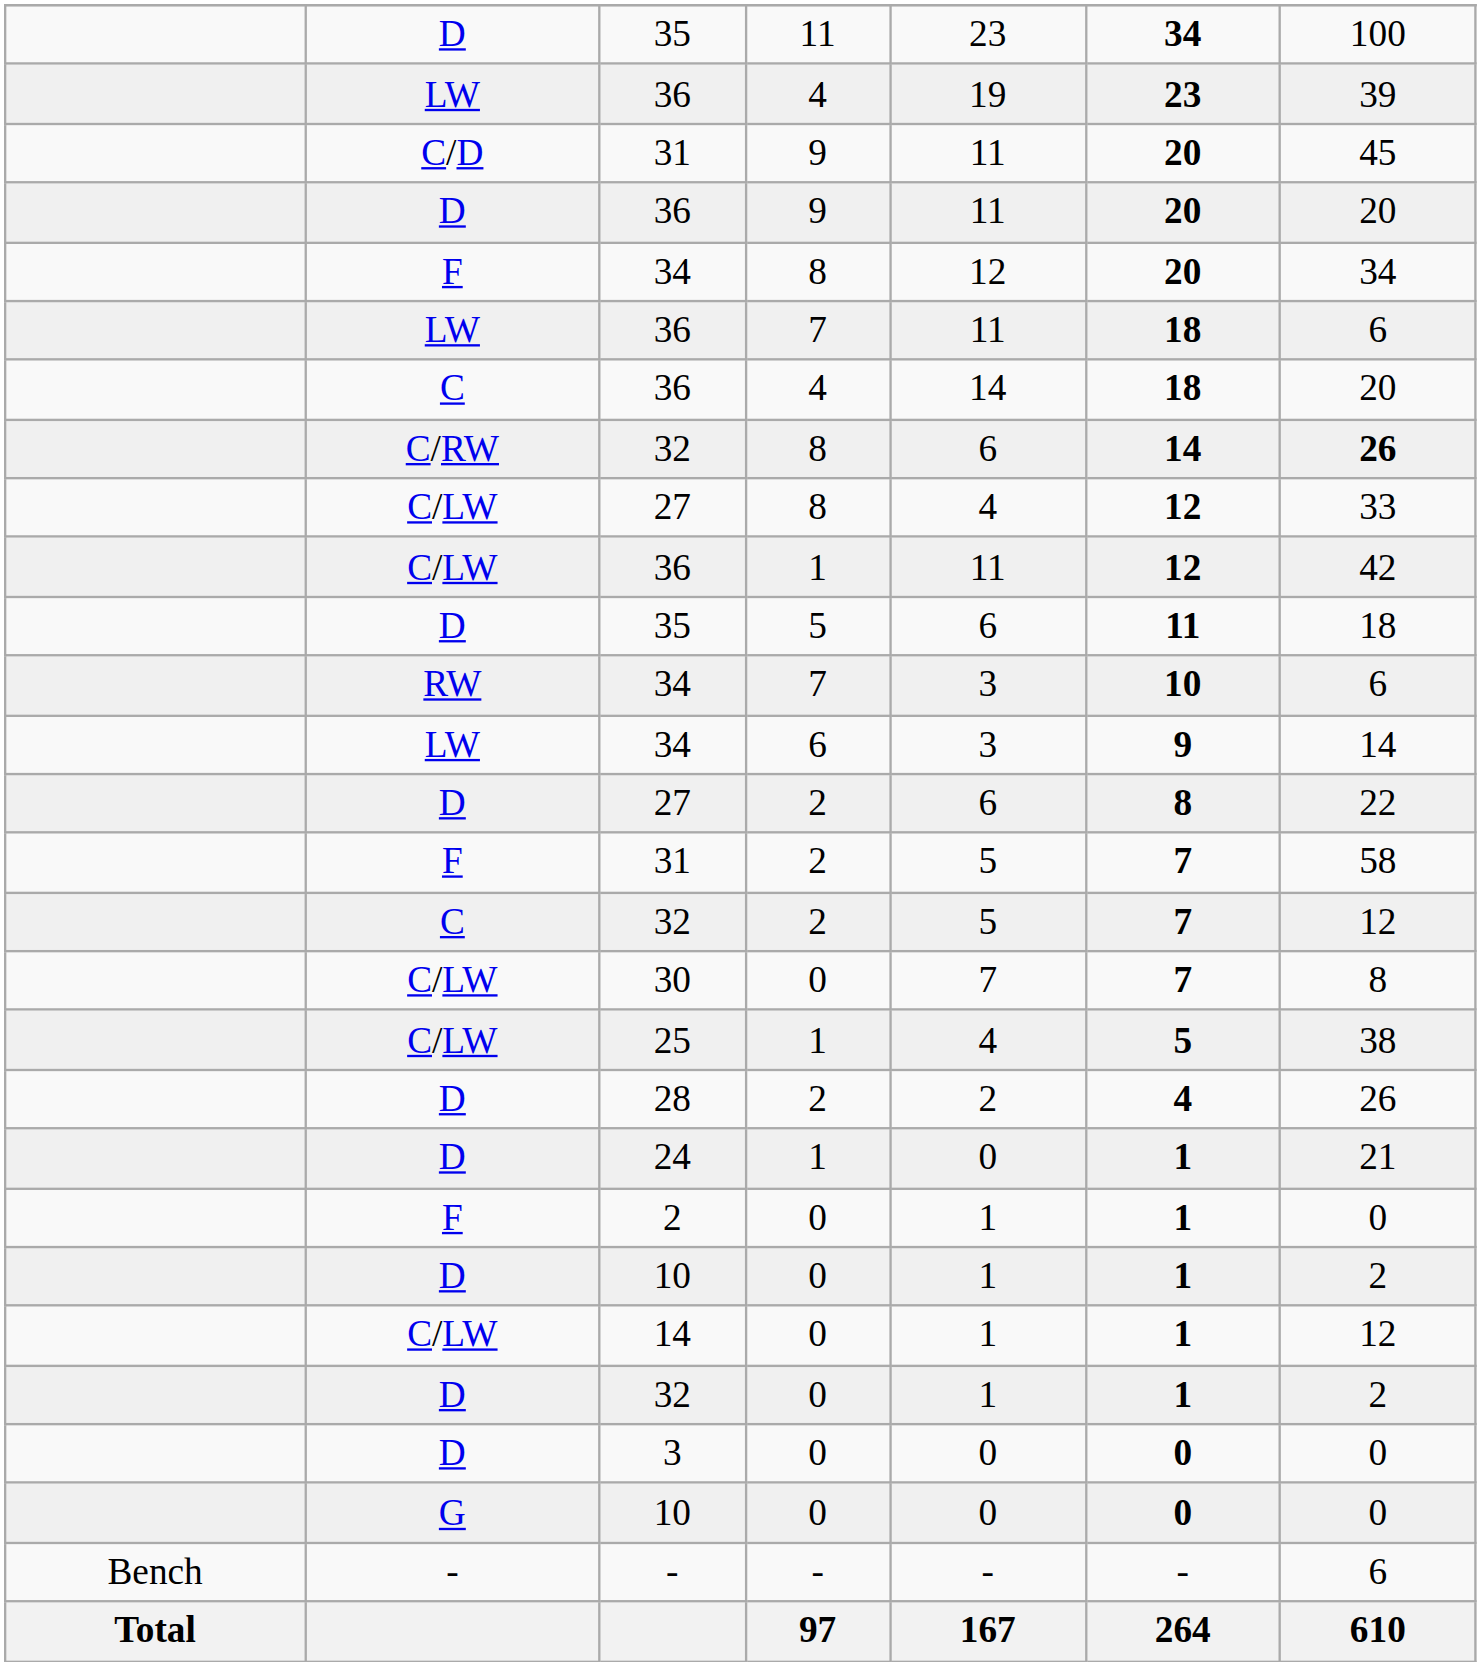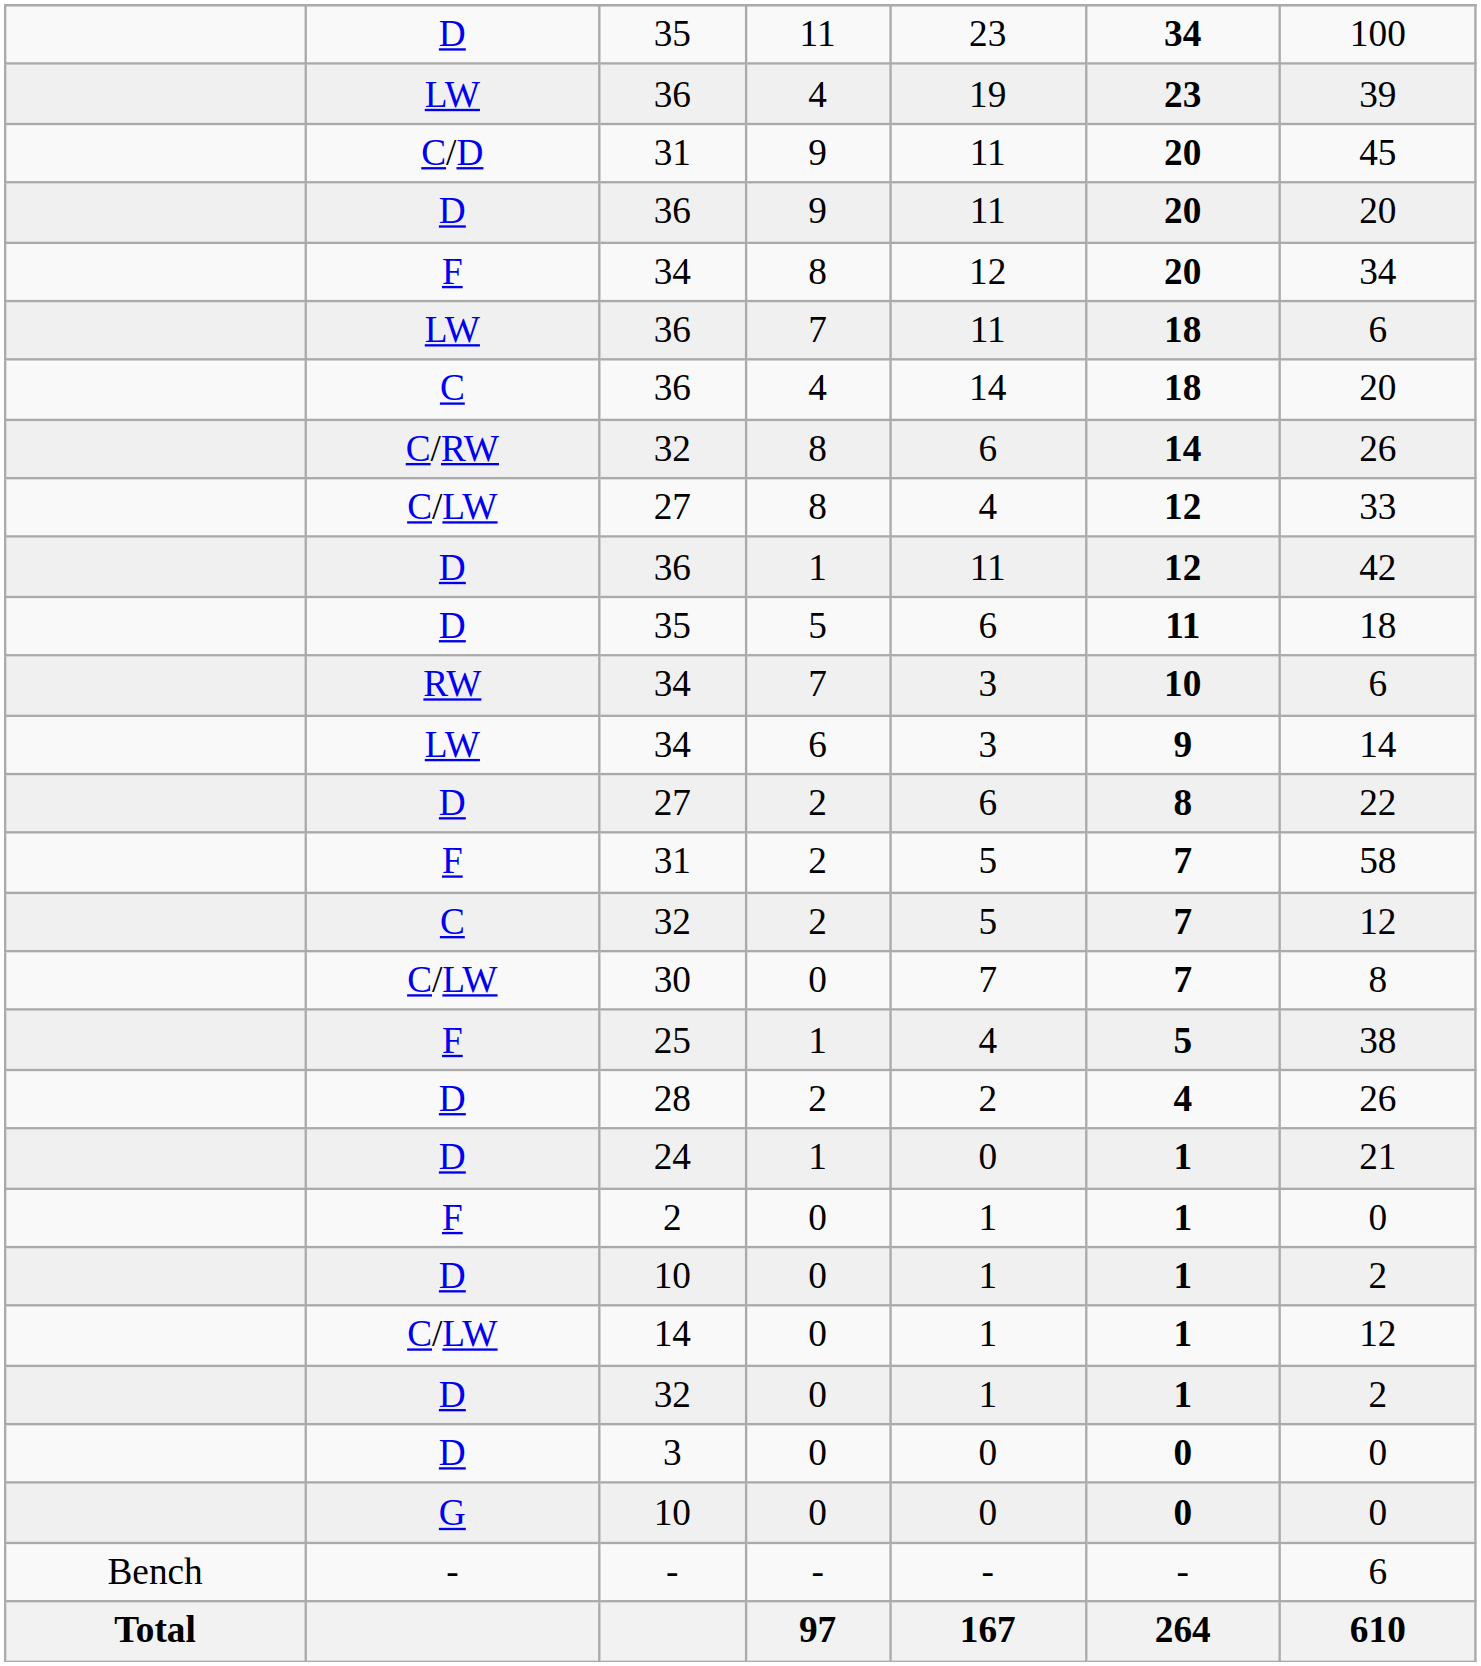(1378, 447) bold -> (1378, 447) normal
(452, 566) C/LW -> (452, 566) D
(452, 1039) C/LW -> (452, 1039) F
